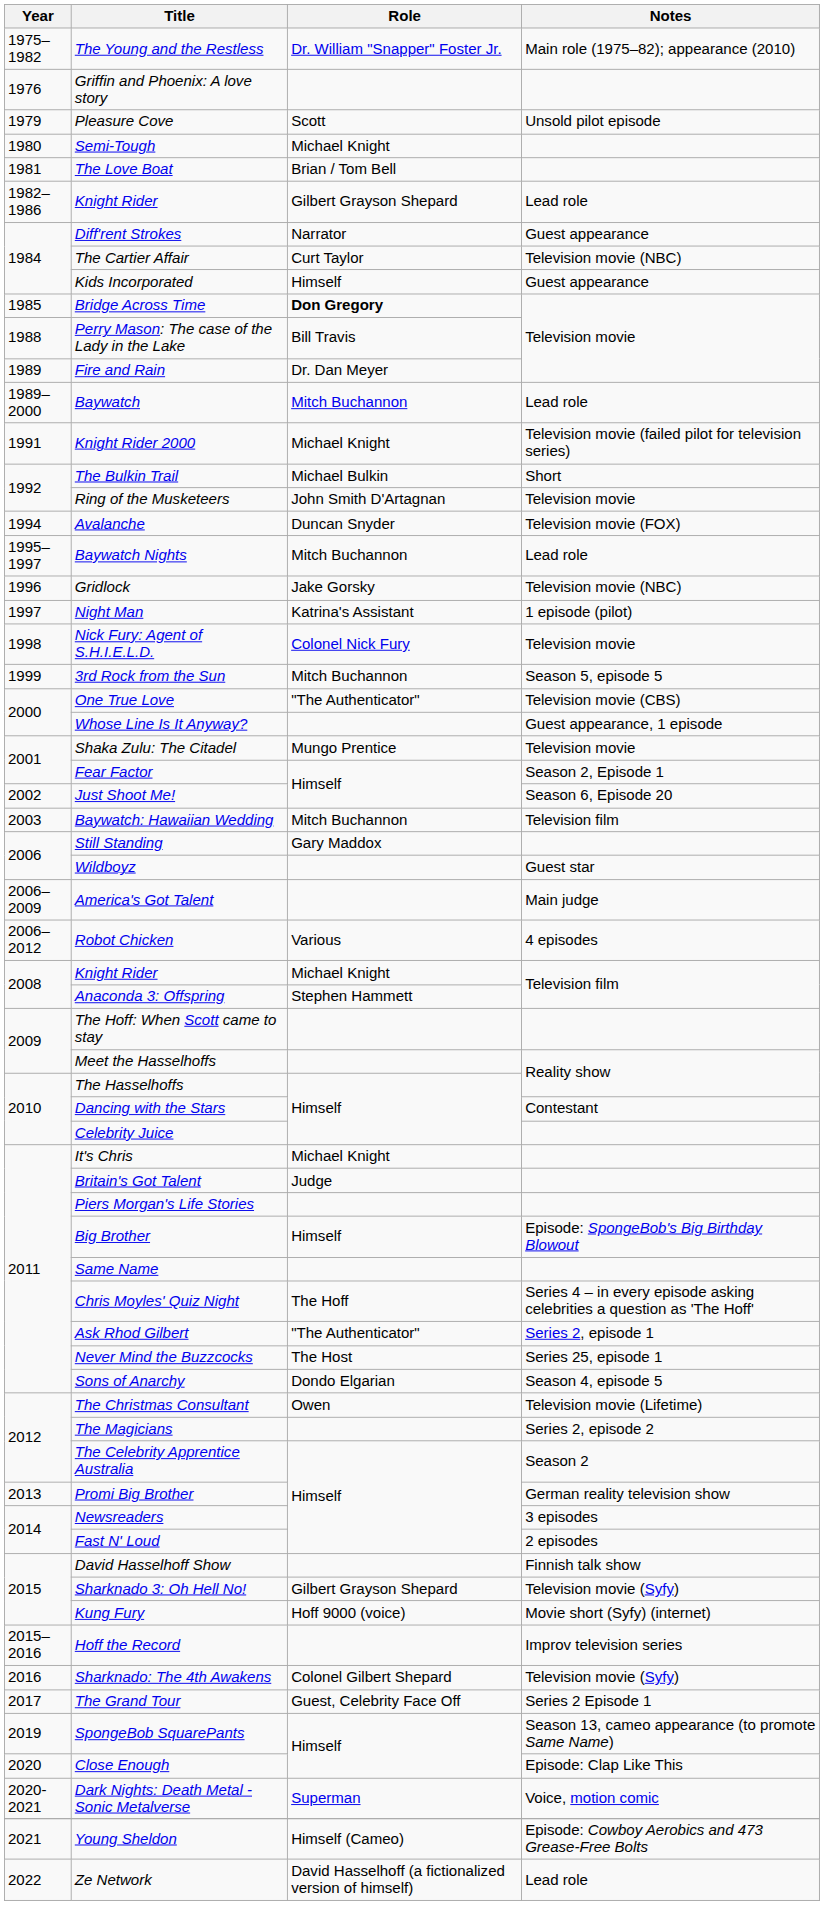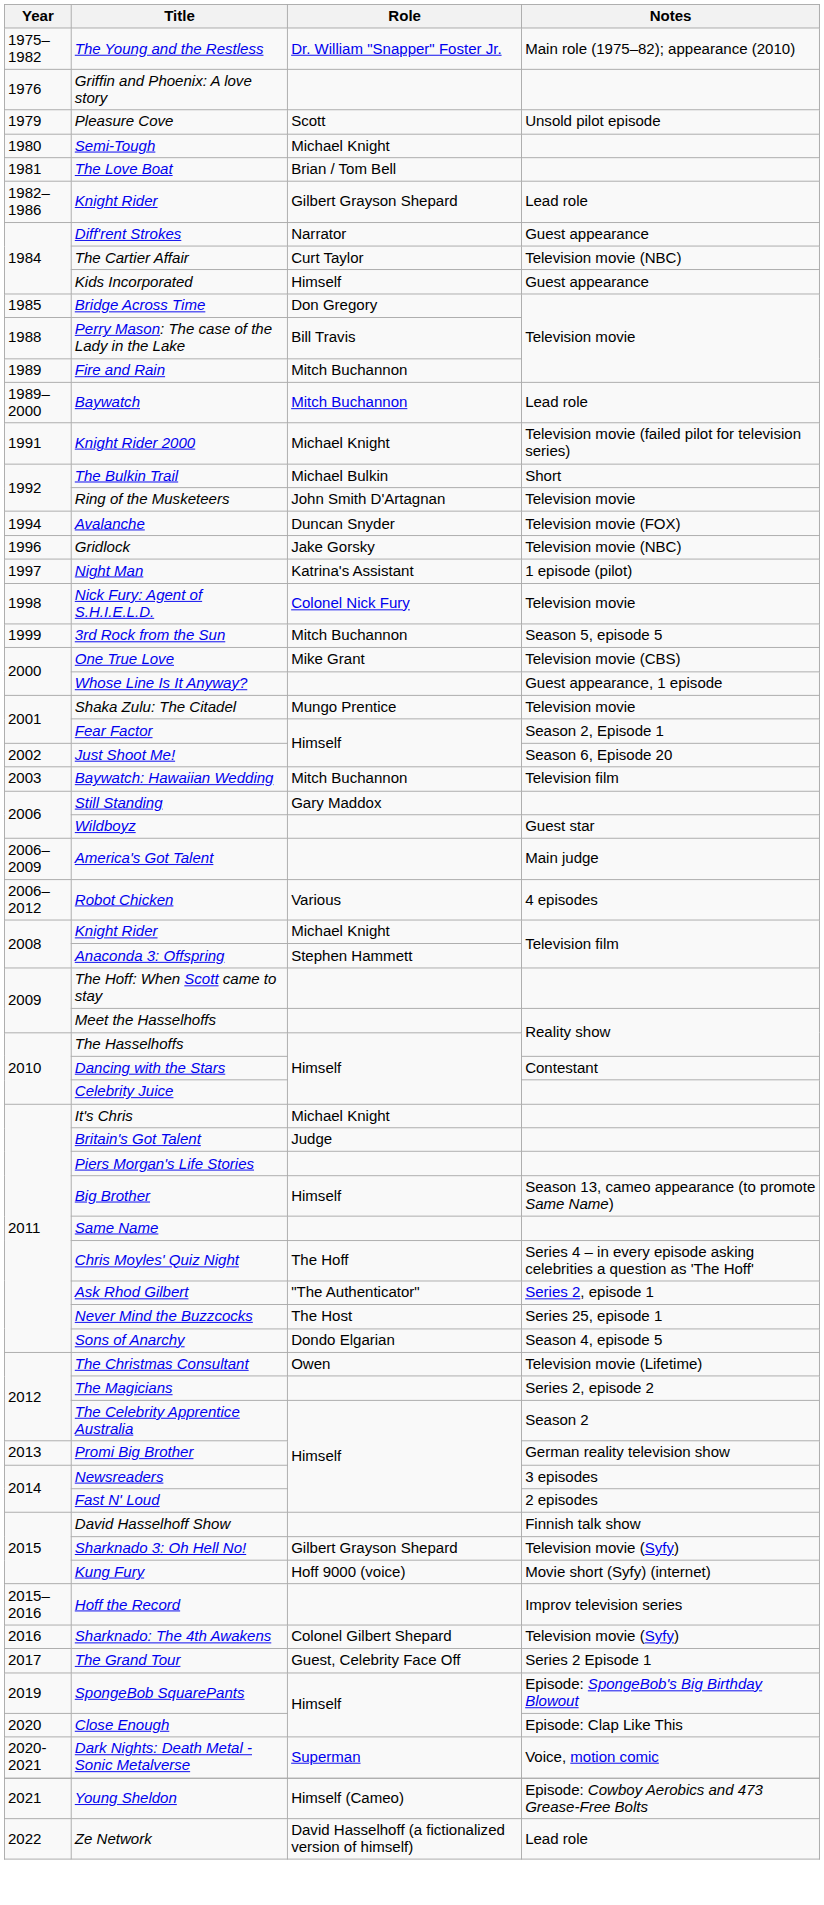(337, 305) bold -> (334, 305) normal
(340, 370) Dr. Dan Meyer -> (349, 370) Mitch Buchannon
- row: (29, 555)
(355, 700) "The Authenticator" -> (328, 659) Mike Grant
(644, 1236) Episode: SpongeBob's Big Birthday Blowout -> (670, 1195) Season 13, cameo appearance (to promote Same Name)
(670, 1733) Season 13, cameo appearance (to promote Same Name) -> (644, 1692) Episode: SpongeBob's Big Birthday Blowout
